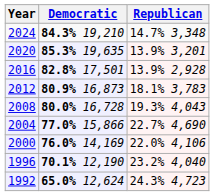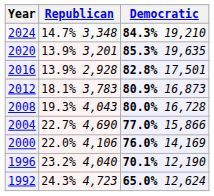columns swapped: (168, 14) <-> (83, 14)
